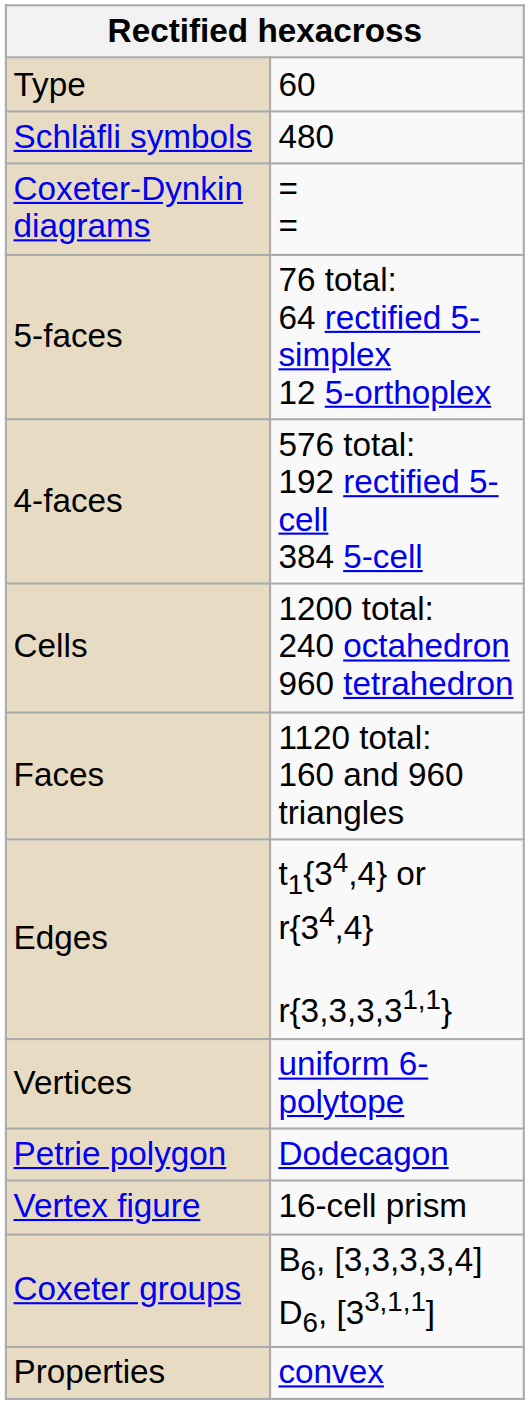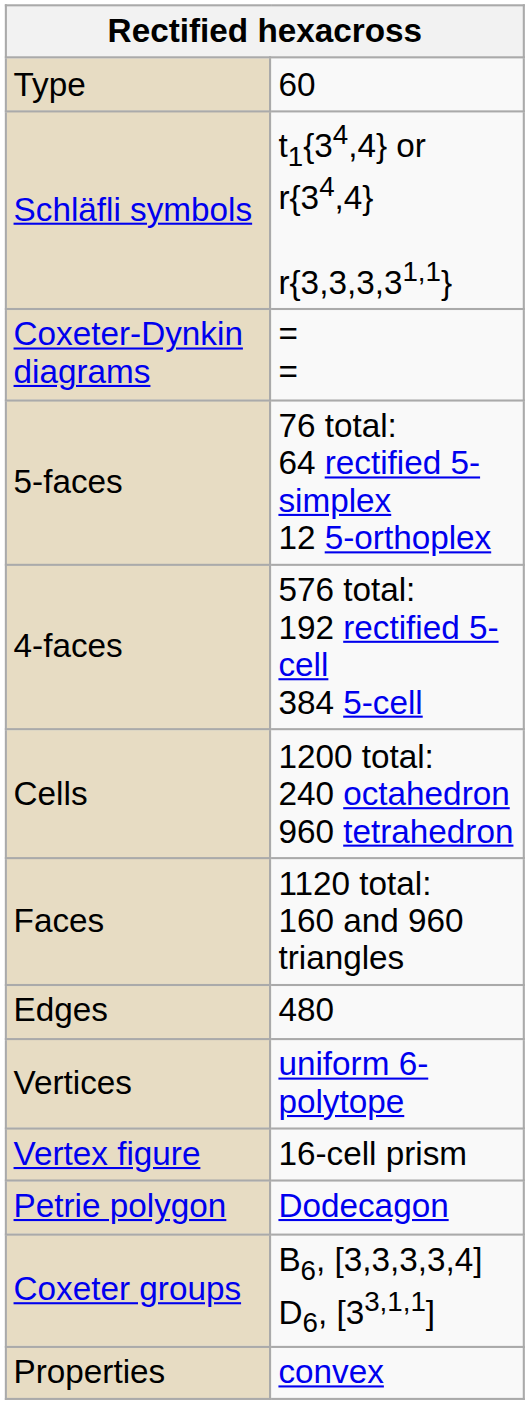(306, 136) 480 -> (365, 209) t1{34,4} or r{34,4} r{3,3,3,31,1}
(365, 938) t1{34,4} or r{34,4} r{3,3,3,31,1} -> (306, 1011) 480
rows swapped: (107, 1206) <-> (120, 1154)
